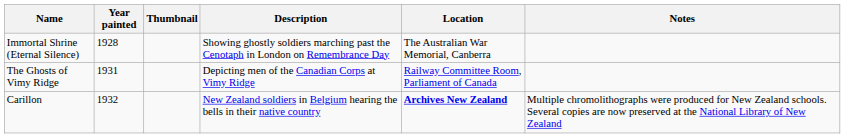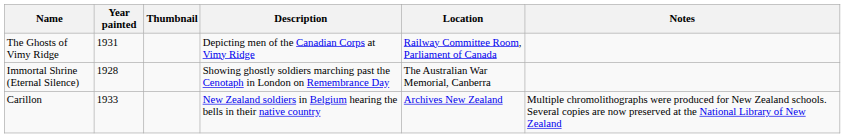rows swapped: (43, 48) <-> (37, 77)
(107, 100) 1932 -> (107, 100) 1933
(456, 100) bold -> (453, 100) normal
